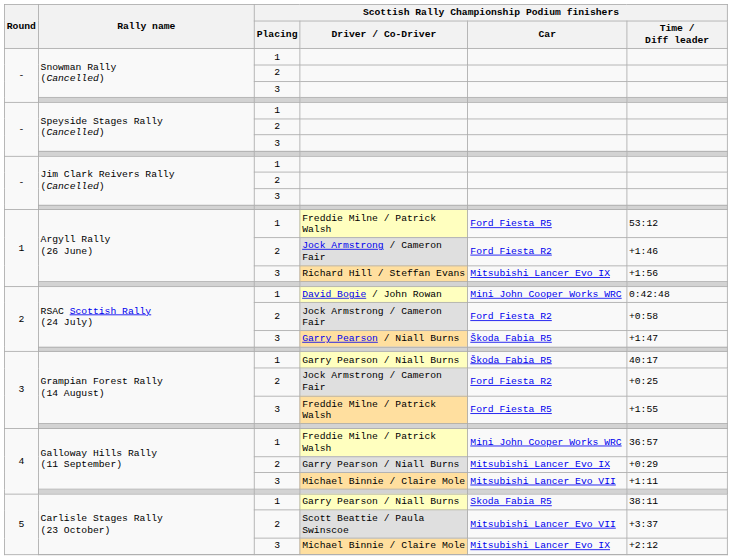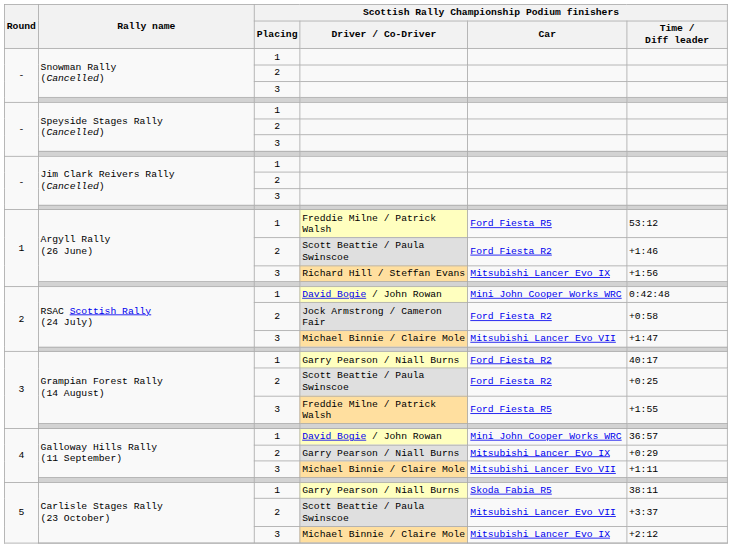(372, 251) Jock Armstrong / Cameron Fair -> (363, 251) Scott Beattie / Paula Swinscoe
(381, 339) Garry Pearson / Niall Burns -> (384, 339) Michael Binnie / Claire Mole
(511, 339) Škoda Fabia R5 -> (543, 339) Mitsubishi Lancer Evo VII
(511, 360) Škoda Fabia R5 -> (511, 360) Ford Fiesta R2
(372, 382) Jock Armstrong / Cameron Fair -> (363, 382) Scott Beattie / Paula Swinscoe
(369, 442) Freddie Milne / Patrick Walsh -> (372, 436) David Bogie / John Rowan
